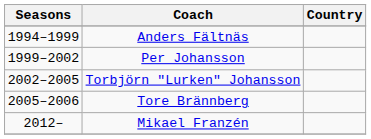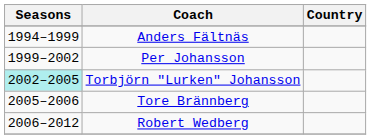(43, 80) no background -> (43, 80) paleturquoise background
+ row: (193, 123)
- row: (193, 123)
